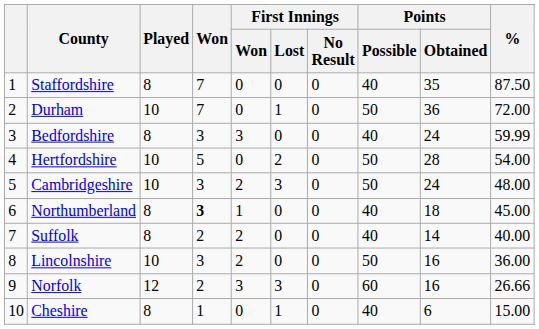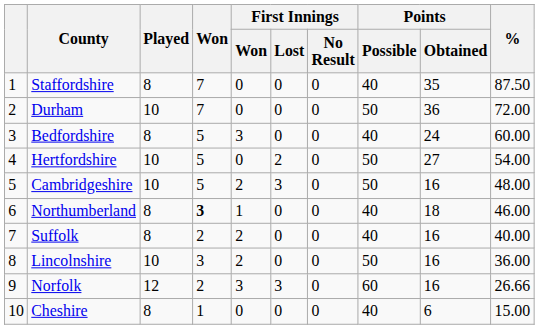(278, 110) 1 -> (278, 110) 0
(200, 135) 3 -> (200, 135) 5
(512, 135) 59.99 -> (512, 135) 60.00
(432, 160) 28 -> (432, 160) 27
(200, 185) 3 -> (200, 185) 5
(432, 185) 24 -> (432, 185) 16
(512, 210) 45.00 -> (512, 210) 46.00
(432, 235) 14 -> (432, 235) 16
(278, 311) 1 -> (278, 311) 0
